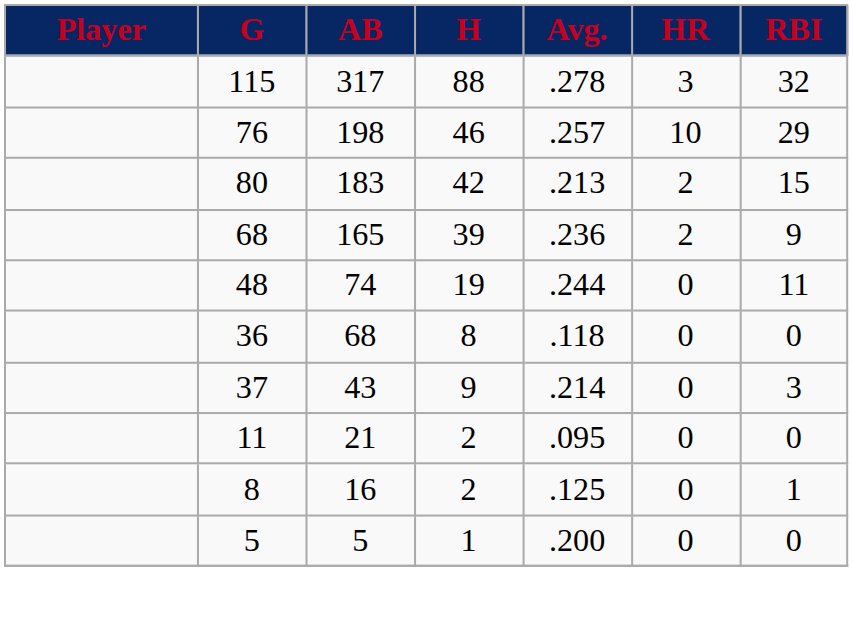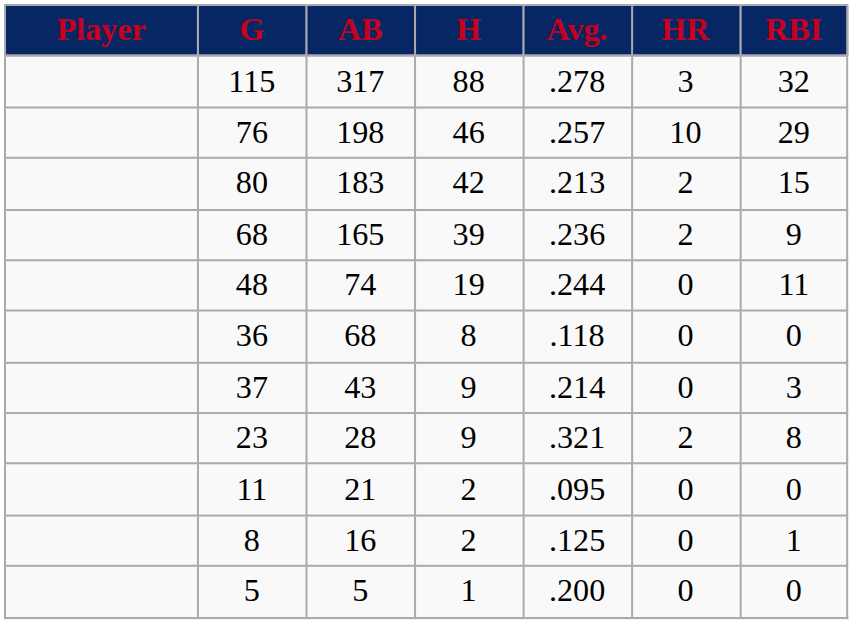+ row: (252, 438)
